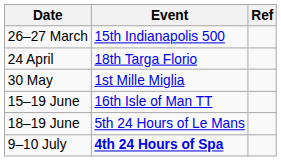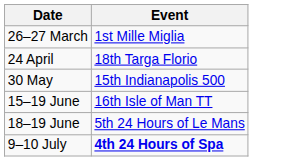- column: (262, 15)
(160, 37) 15th Indianapolis 500 -> (139, 37) 1st Mille Miglia
(139, 80) 1st Mille Miglia -> (160, 80) 15th Indianapolis 500
